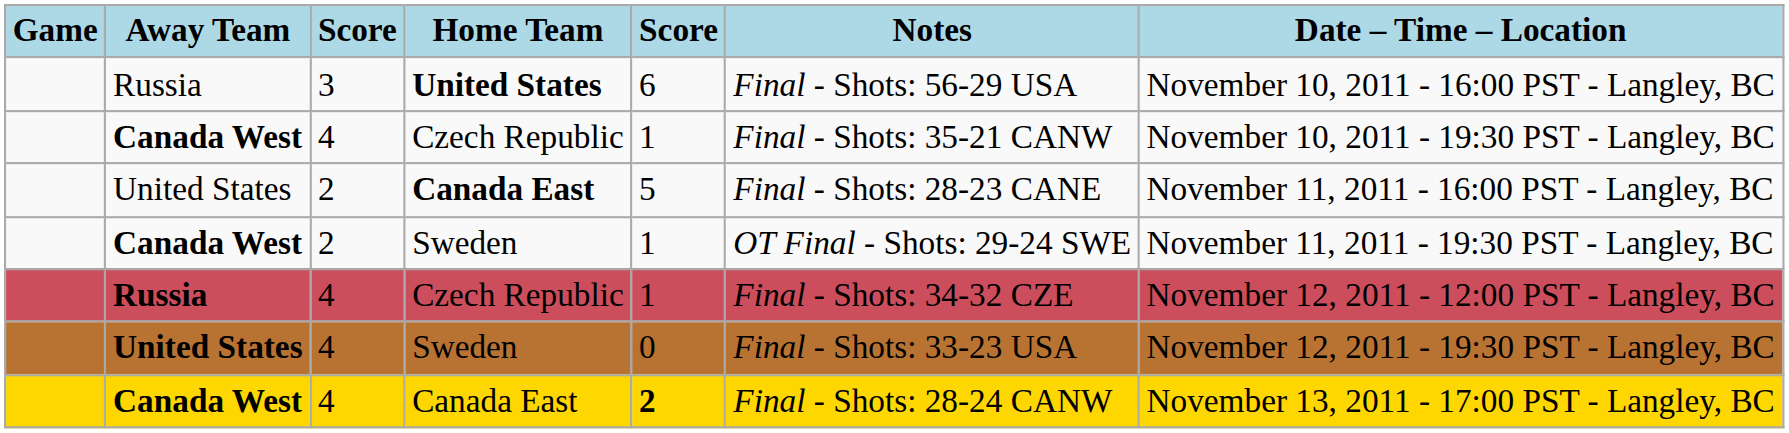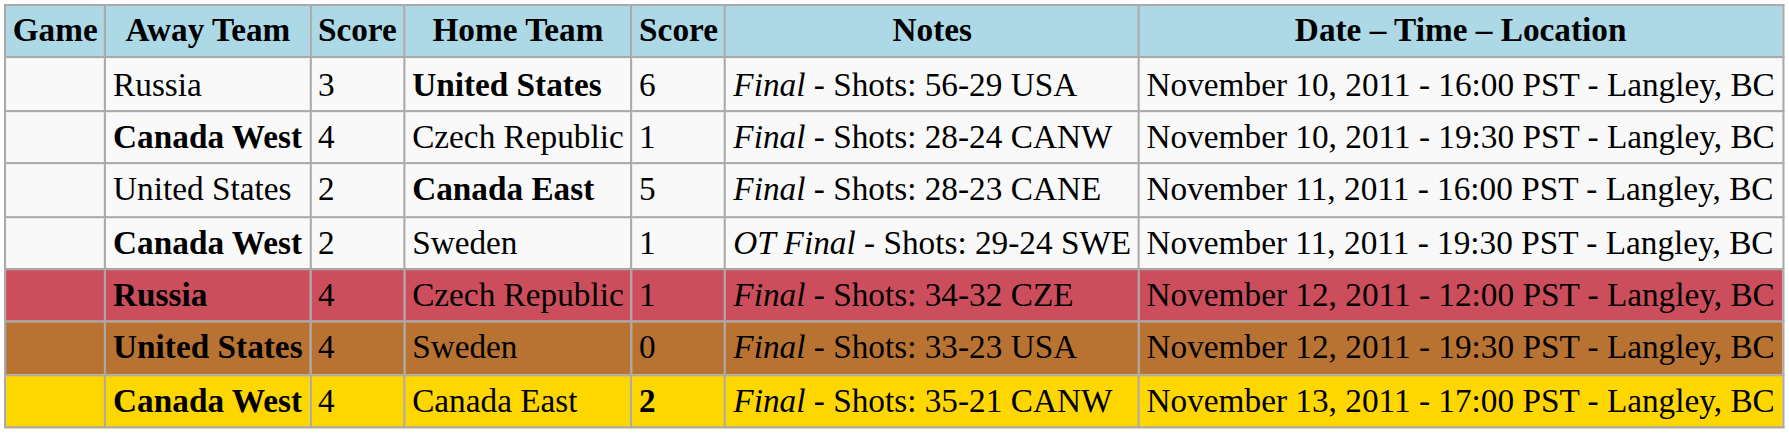(923, 136) Final - Shots: 35-21 CANW -> (923, 136) Final - Shots: 28-24 CANW
(923, 400) Final - Shots: 28-24 CANW -> (923, 400) Final - Shots: 35-21 CANW
